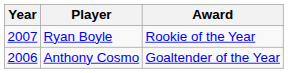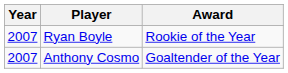(22, 57) 2006 -> (22, 57) 2007
